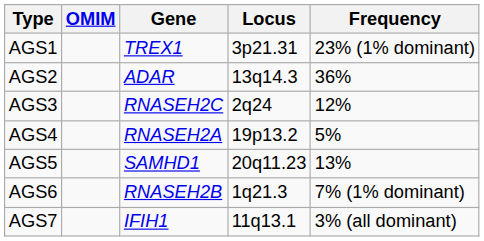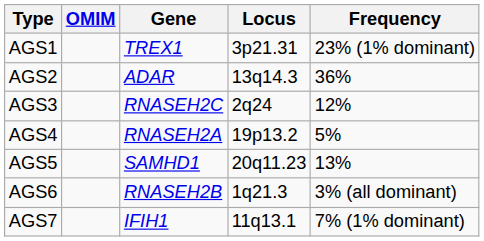(390, 192) 7% (1% dominant) -> (386, 192) 3% (all dominant)
(386, 221) 3% (all dominant) -> (390, 221) 7% (1% dominant)
